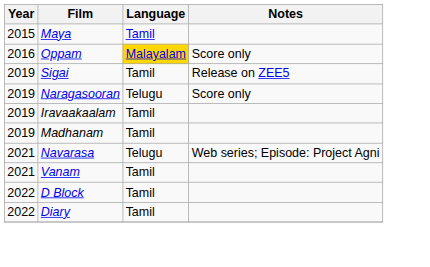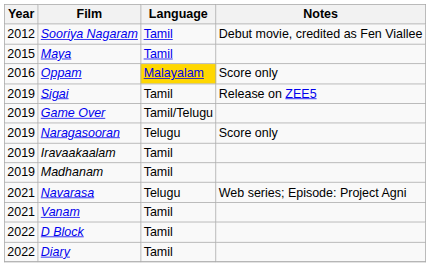+ row: (89, 34)
+ row: (73, 113)
